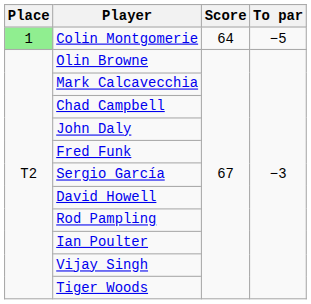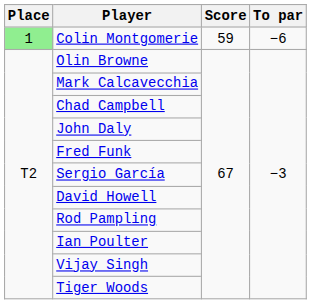(226, 39) 64 -> (226, 39) 59
(278, 39) −5 -> (278, 39) −6
